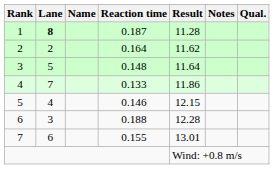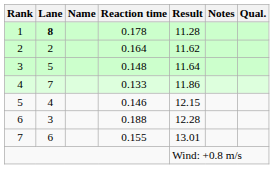(134, 31) 0.187 -> (134, 31) 0.178
